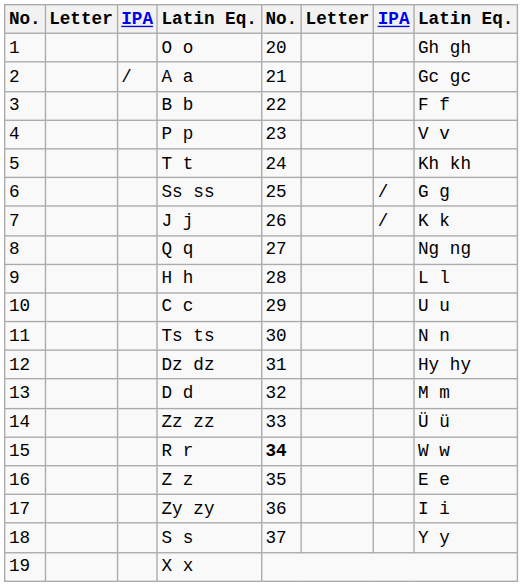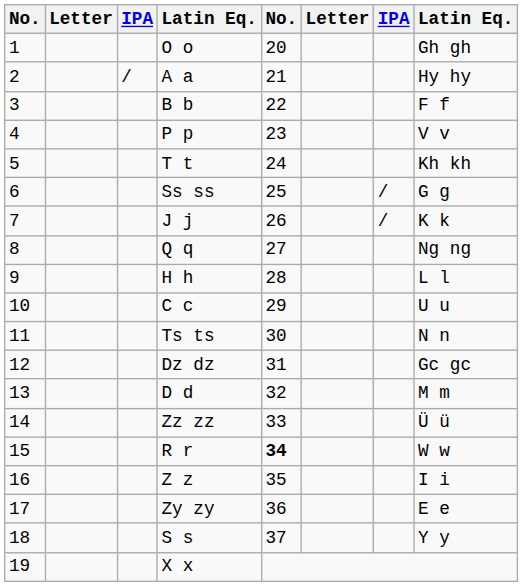(444, 77) Gc gc -> (444, 77) Hy hy
(444, 365) Hy hy -> (444, 365) Gc gc
(434, 480) E e -> (434, 480) I i
(434, 509) I i -> (434, 509) E e
